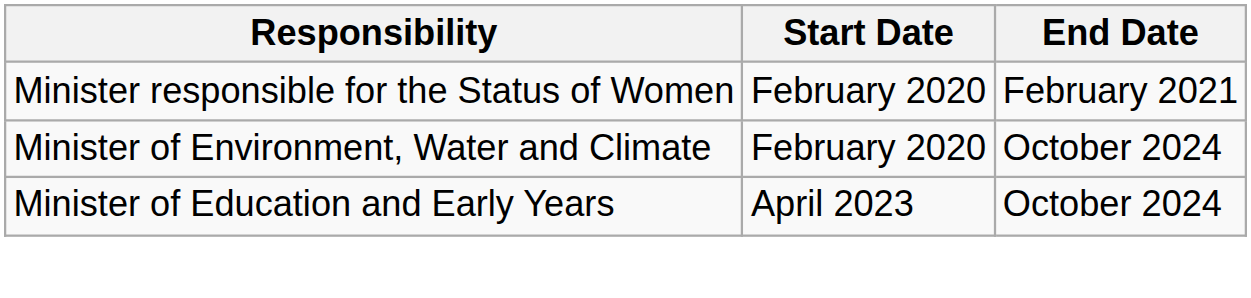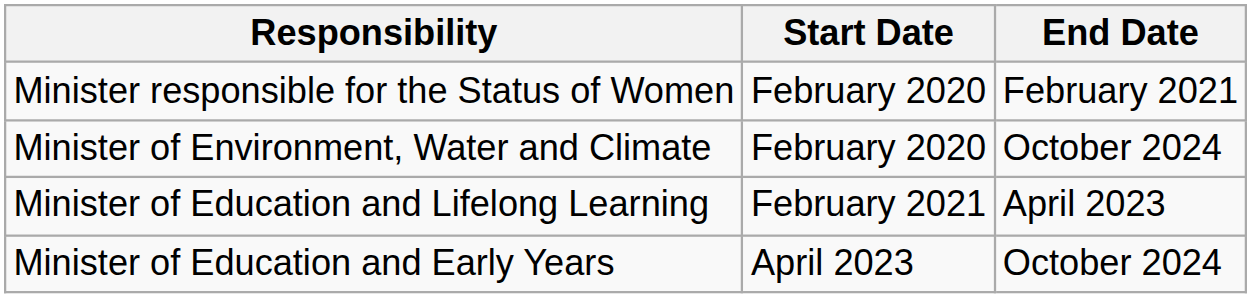+ row: (361, 205)
